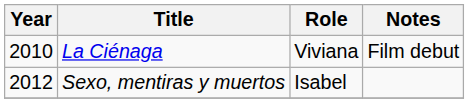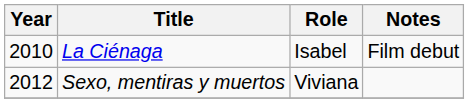(326, 51) Viviana -> (320, 51) Isabel
(320, 82) Isabel -> (326, 82) Viviana
